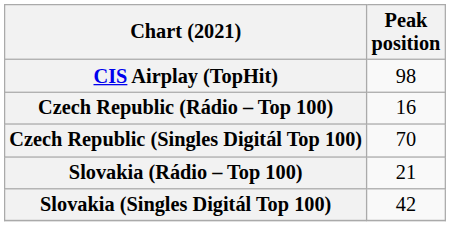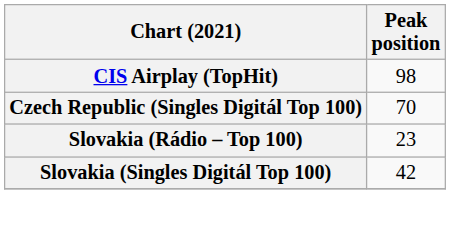- row: (186, 107)
(406, 172) 21 -> (406, 140) 23
